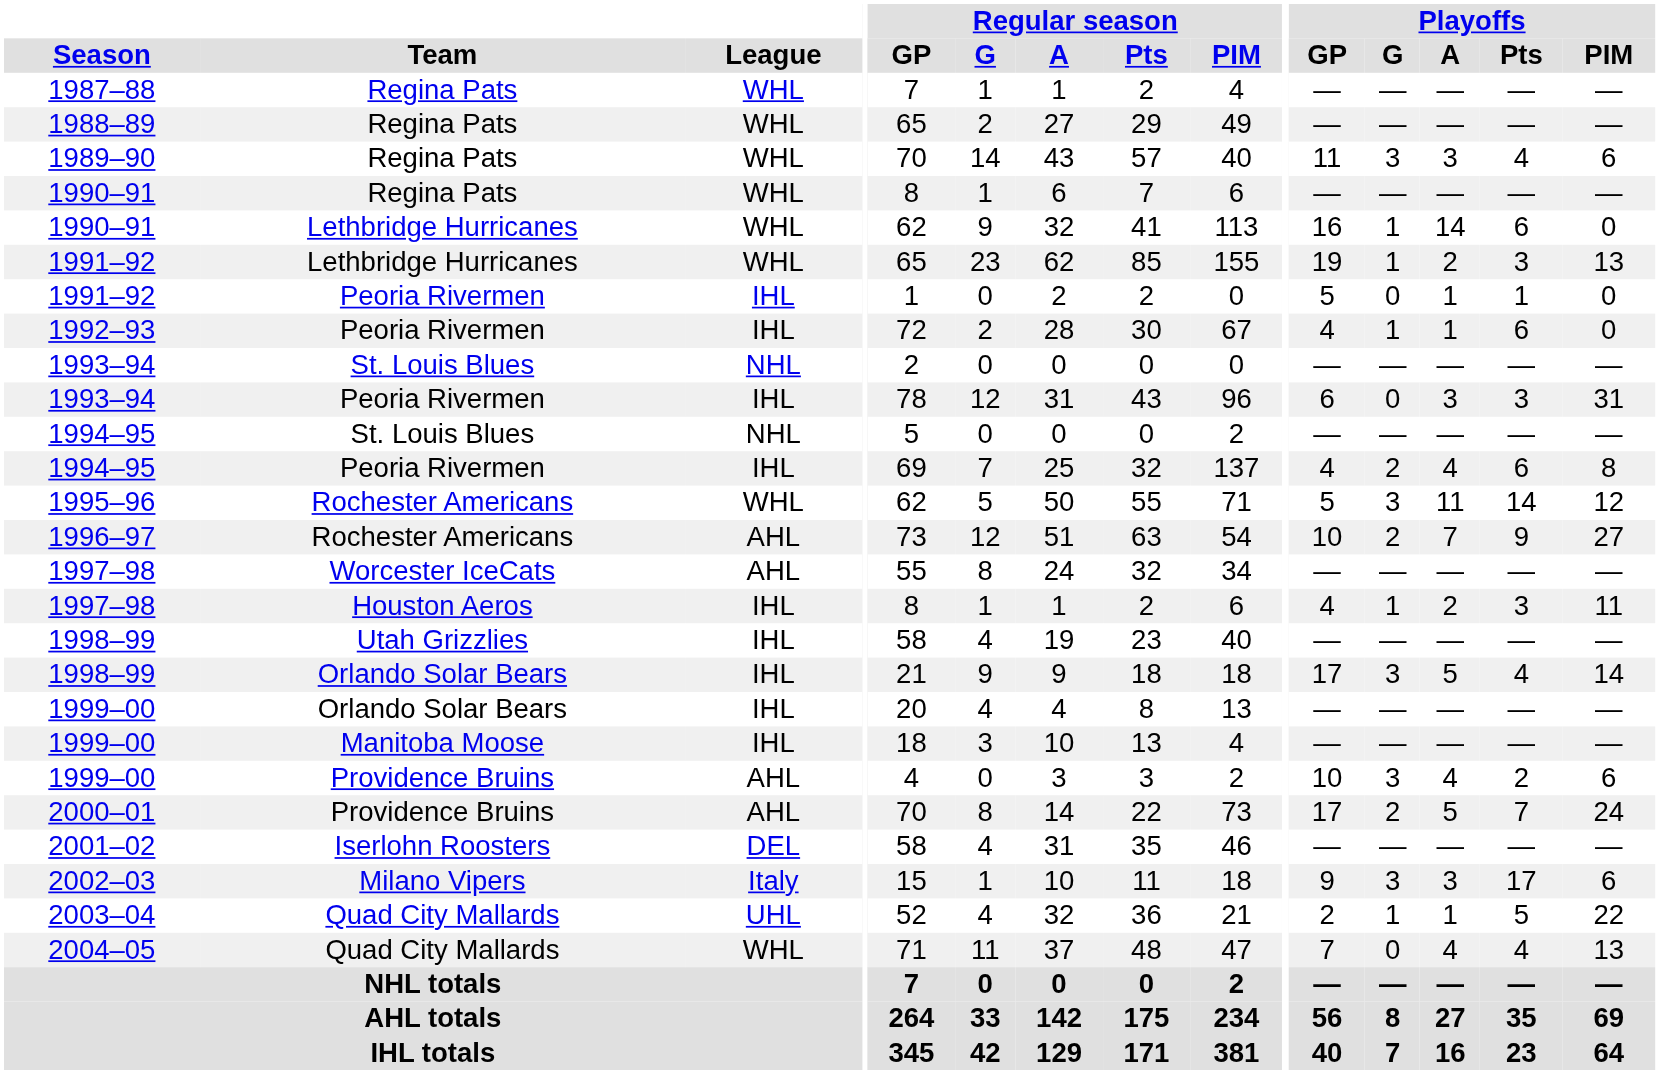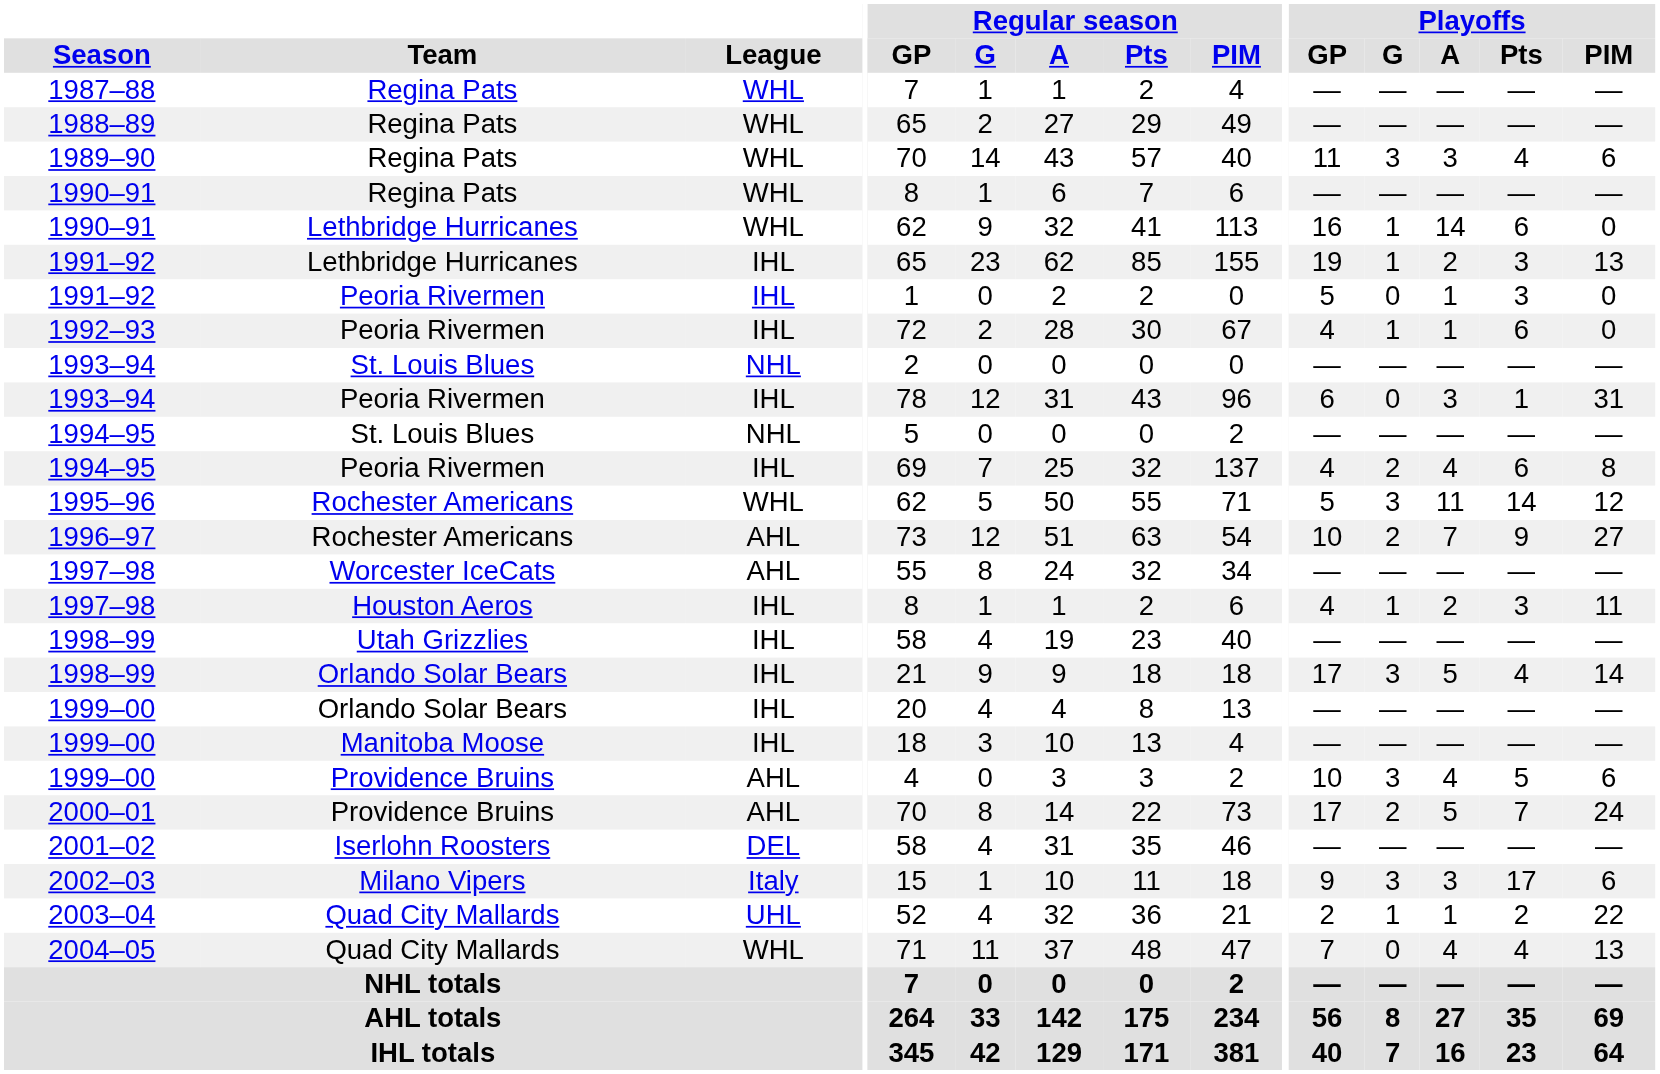(773, 261) WHL -> (773, 261) IHL
(1521, 296) 1 -> (1521, 296) 3
(1521, 399) 3 -> (1521, 399) 1
(1521, 777) 2 -> (1521, 777) 5
(1521, 915) 5 -> (1521, 915) 2
